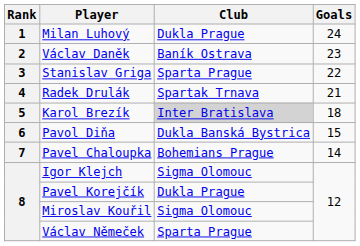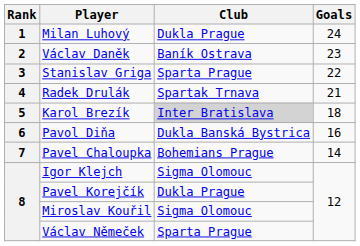(334, 133) 15 -> (334, 133) 16
